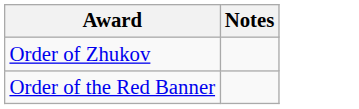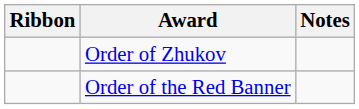+ column: (42, 20)
